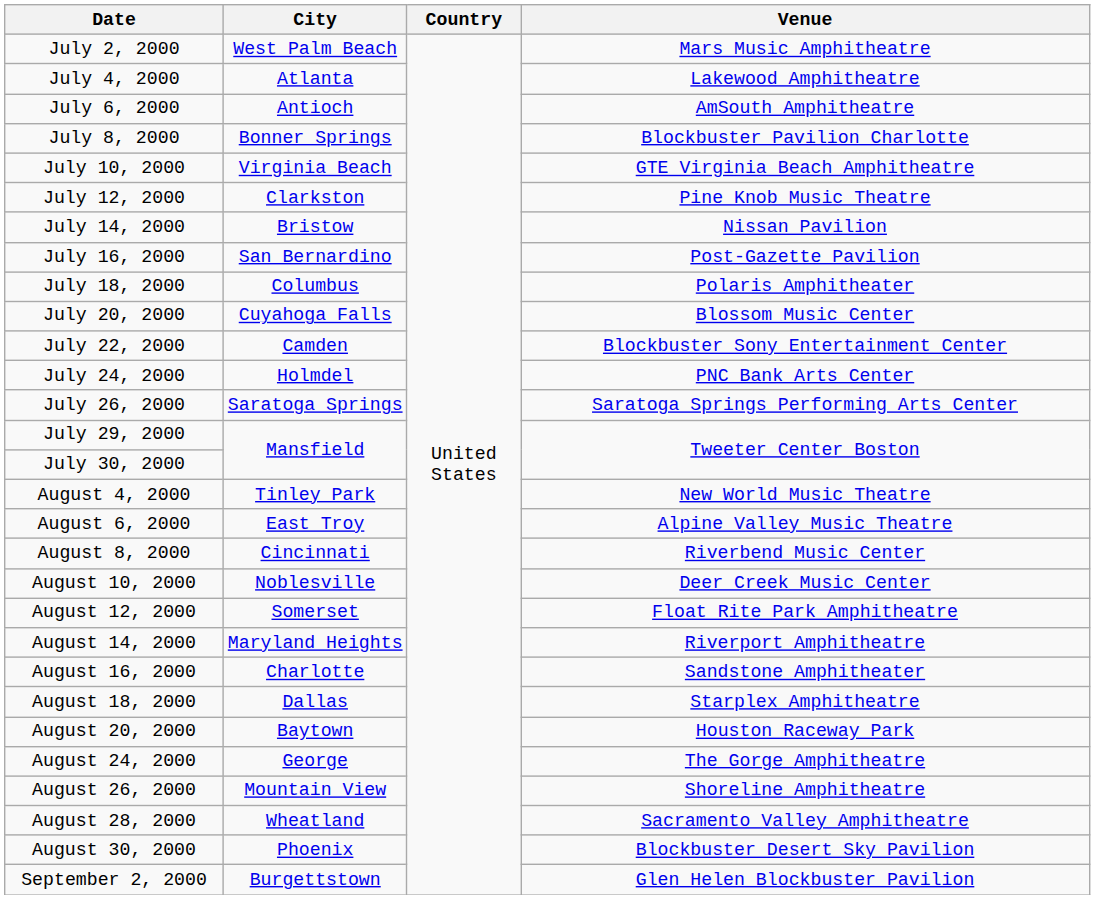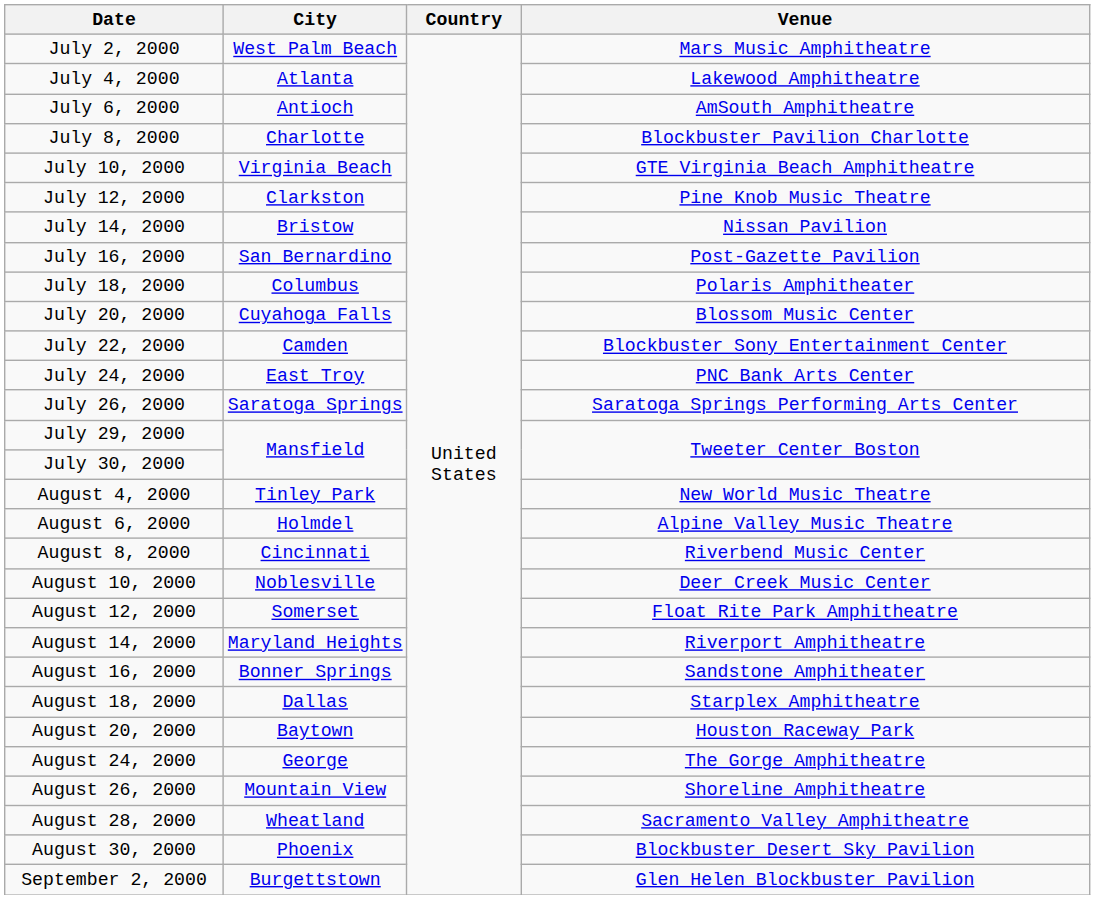(315, 138) Bonner Springs -> (315, 138) Charlotte
(315, 375) Holmdel -> (315, 375) East Troy
(315, 524) East Troy -> (315, 524) Holmdel
(315, 672) Charlotte -> (315, 672) Bonner Springs
